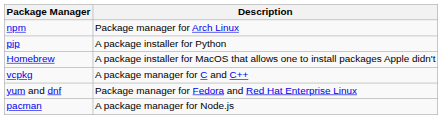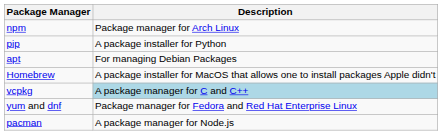+ row: (13, 59)
(172, 75) no background -> (172, 91) lightblue background
